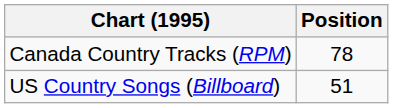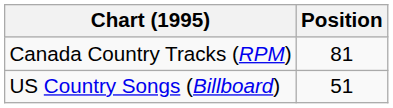(342, 53) 78 -> (342, 53) 81
